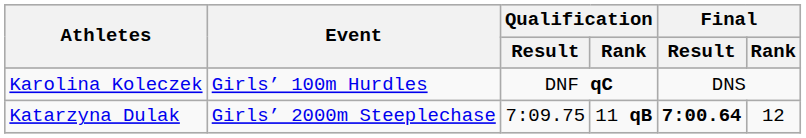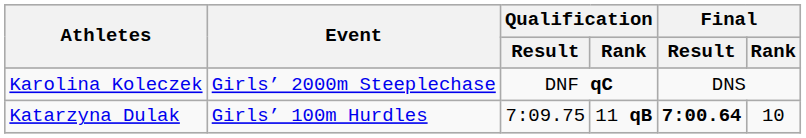(320, 84) Girls’ 100m Hurdles -> (354, 84) Girls’ 2000m Steeplechase
(354, 116) Girls’ 2000m Steeplechase -> (320, 116) Girls’ 100m Hurdles
(773, 116) 12 -> (773, 116) 10
